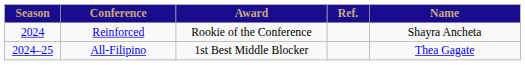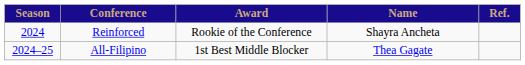columns swapped: (445, 13) <-> (348, 13)
